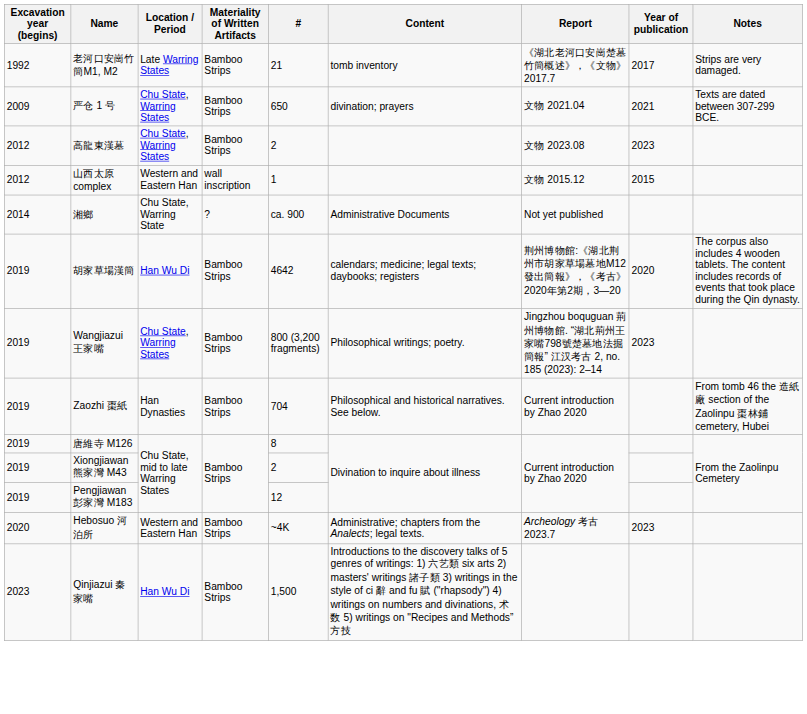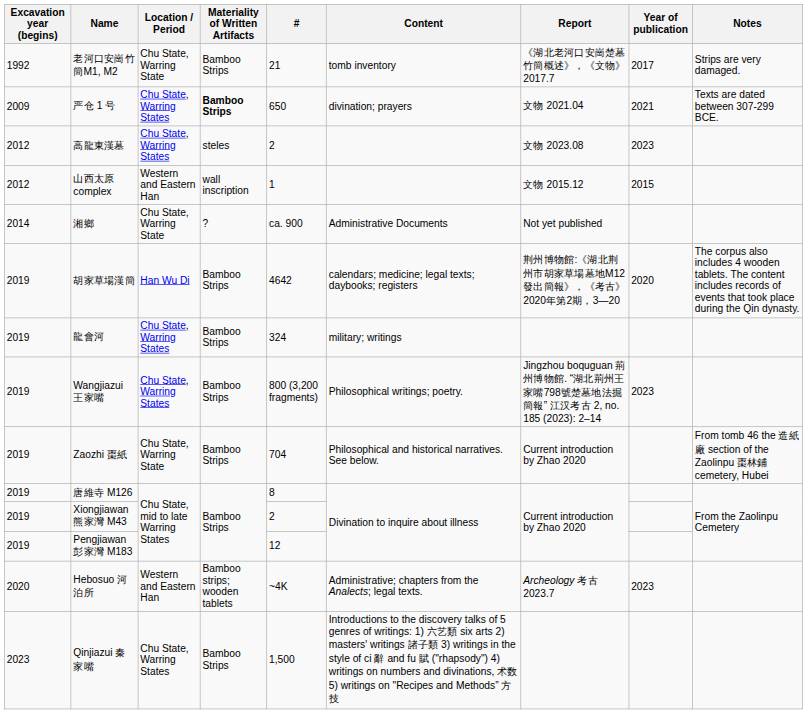(169, 65) Late Warring States -> (164, 65) Chu State, Warring State
(223, 106) normal -> (223, 106) bold
(223, 145) Bamboo Strips -> (216, 145) steles
+ row: (89, 337)
(163, 406) Han Dynasties -> (164, 455) Chu State, Warring State
(223, 528) Bamboo Strips -> (222, 586) Bamboo strips; wooden tablets
(165, 592) Han Wu Di -> (164, 660) Chu State, Warring States
